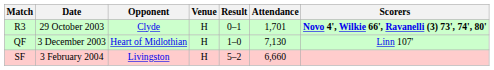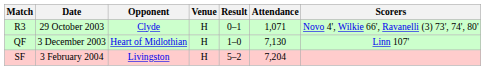(275, 27) 1,701 -> (275, 27) 1,071
(395, 27) bold -> (391, 27) normal
(275, 57) 6,660 -> (275, 57) 7,204
